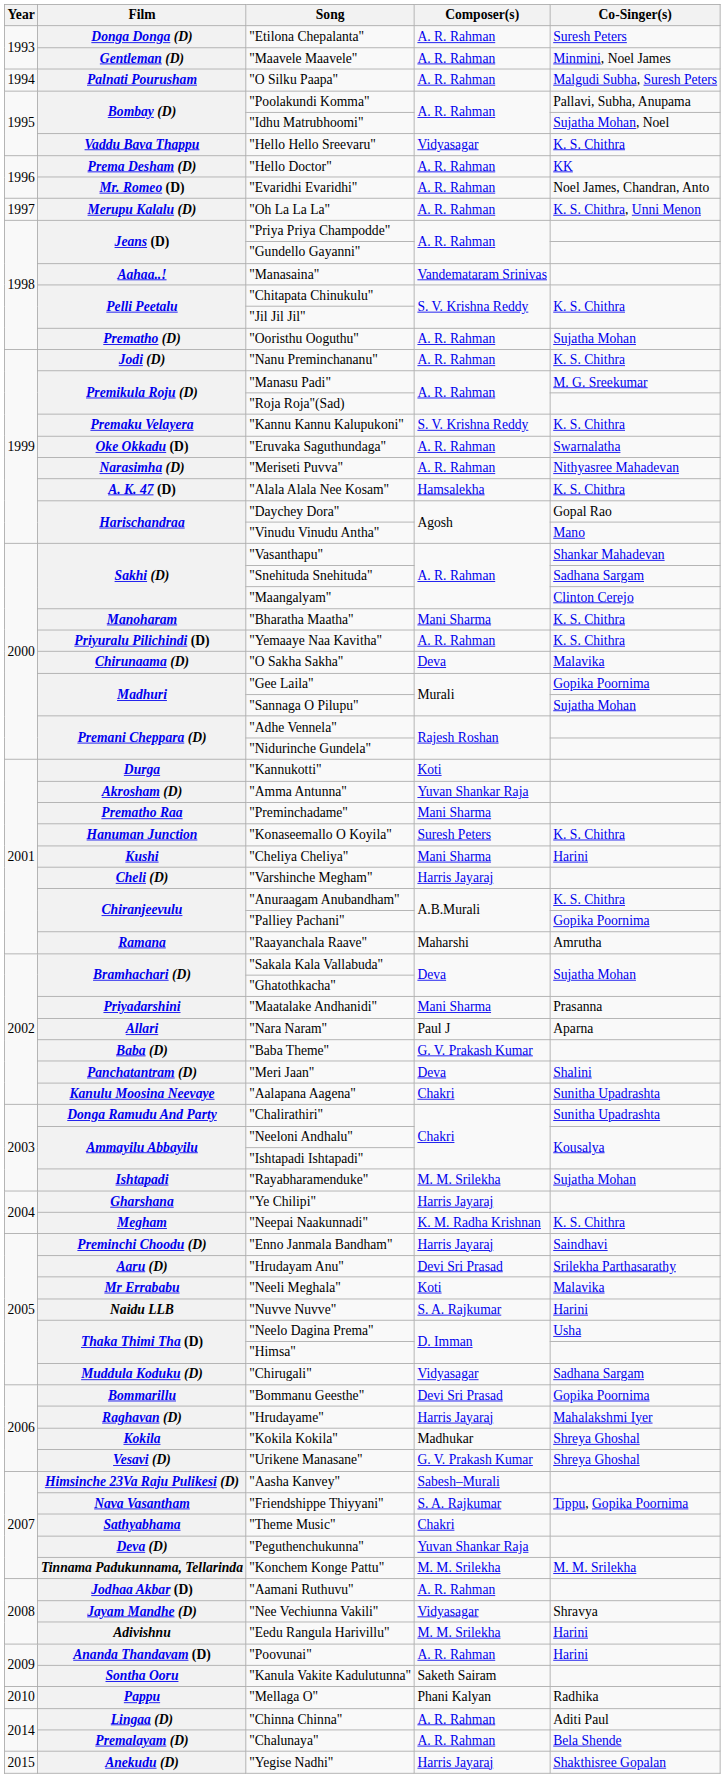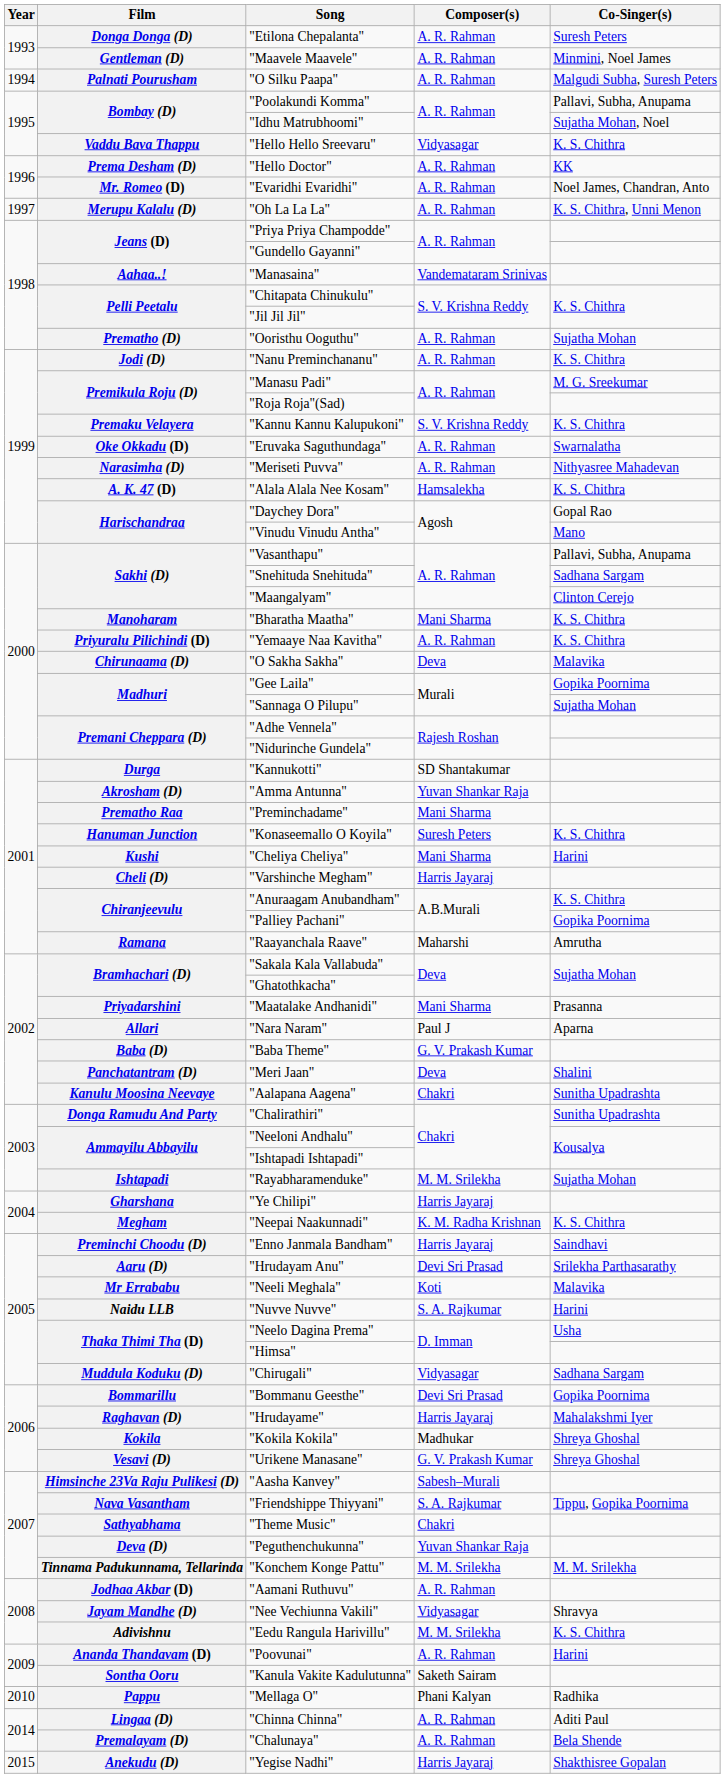(609, 554) Shankar Mahadevan -> (622, 554) Pallavi, Subha, Anupama
(429, 770) Koti -> (464, 770) SD Shantakumar
(571, 1632) Harini -> (589, 1632) K. S. Chithra
